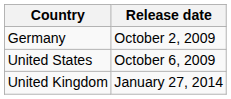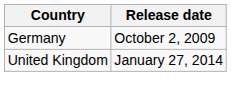- row: (50, 60)
